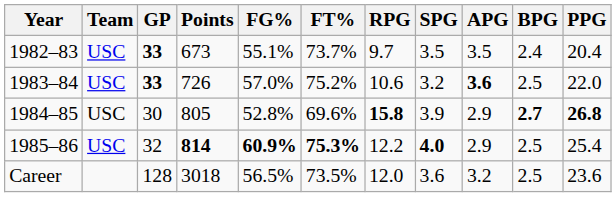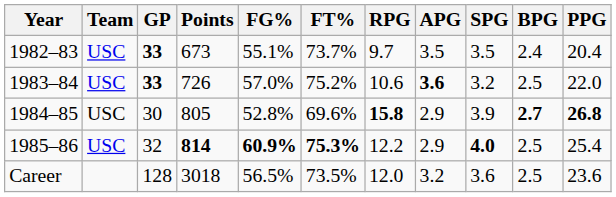columns swapped: (488, 20) <-> (439, 20)
